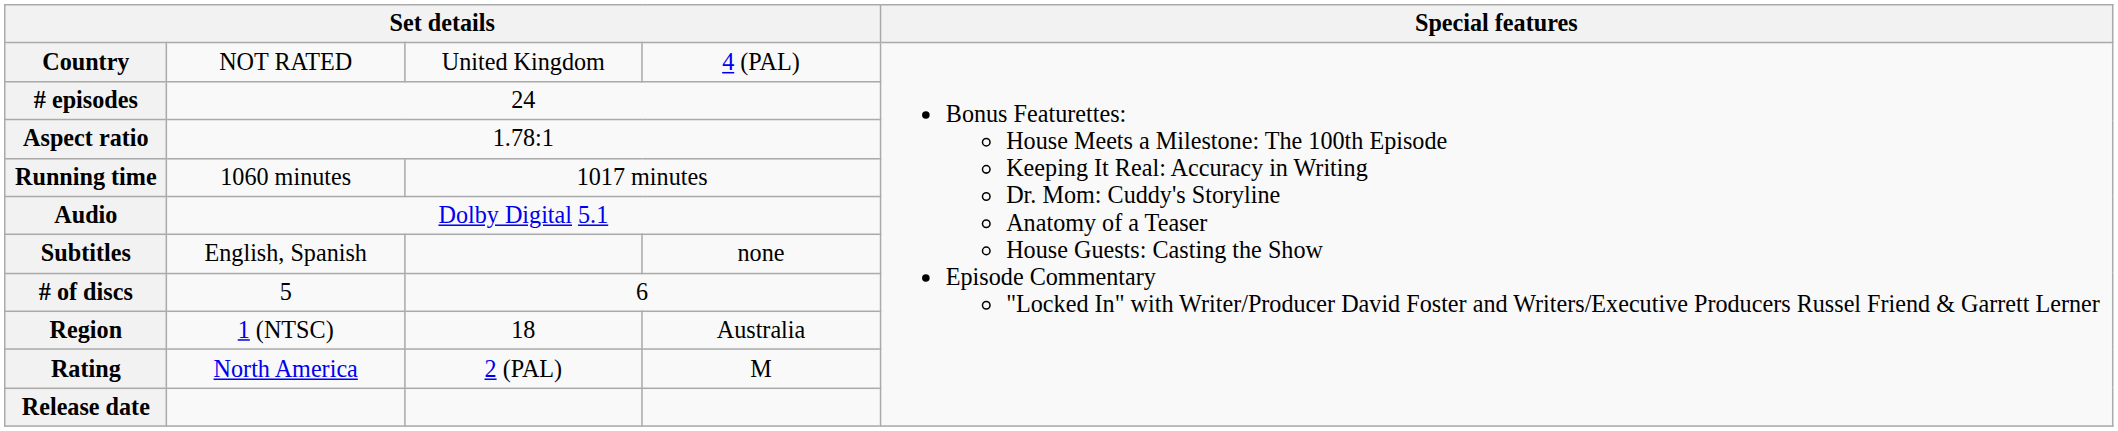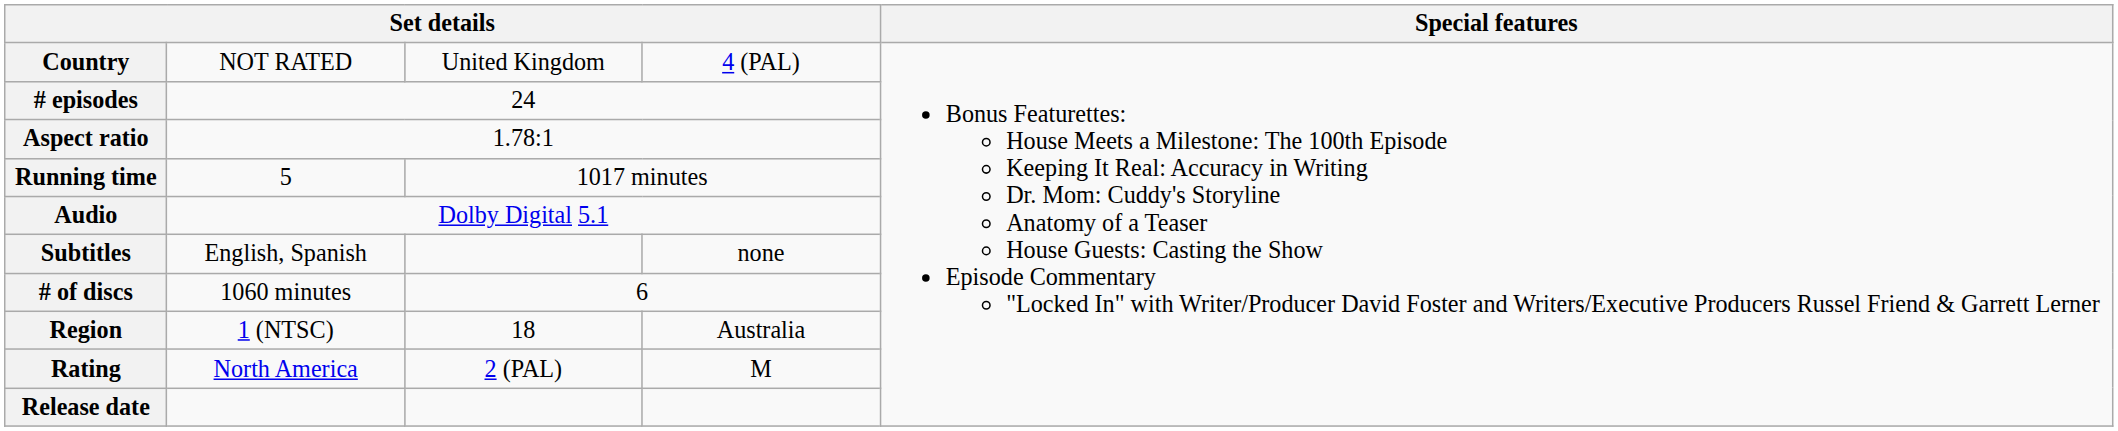(286, 176) 1060 minutes -> (286, 176) 5
(286, 291) 5 -> (286, 291) 1060 minutes
